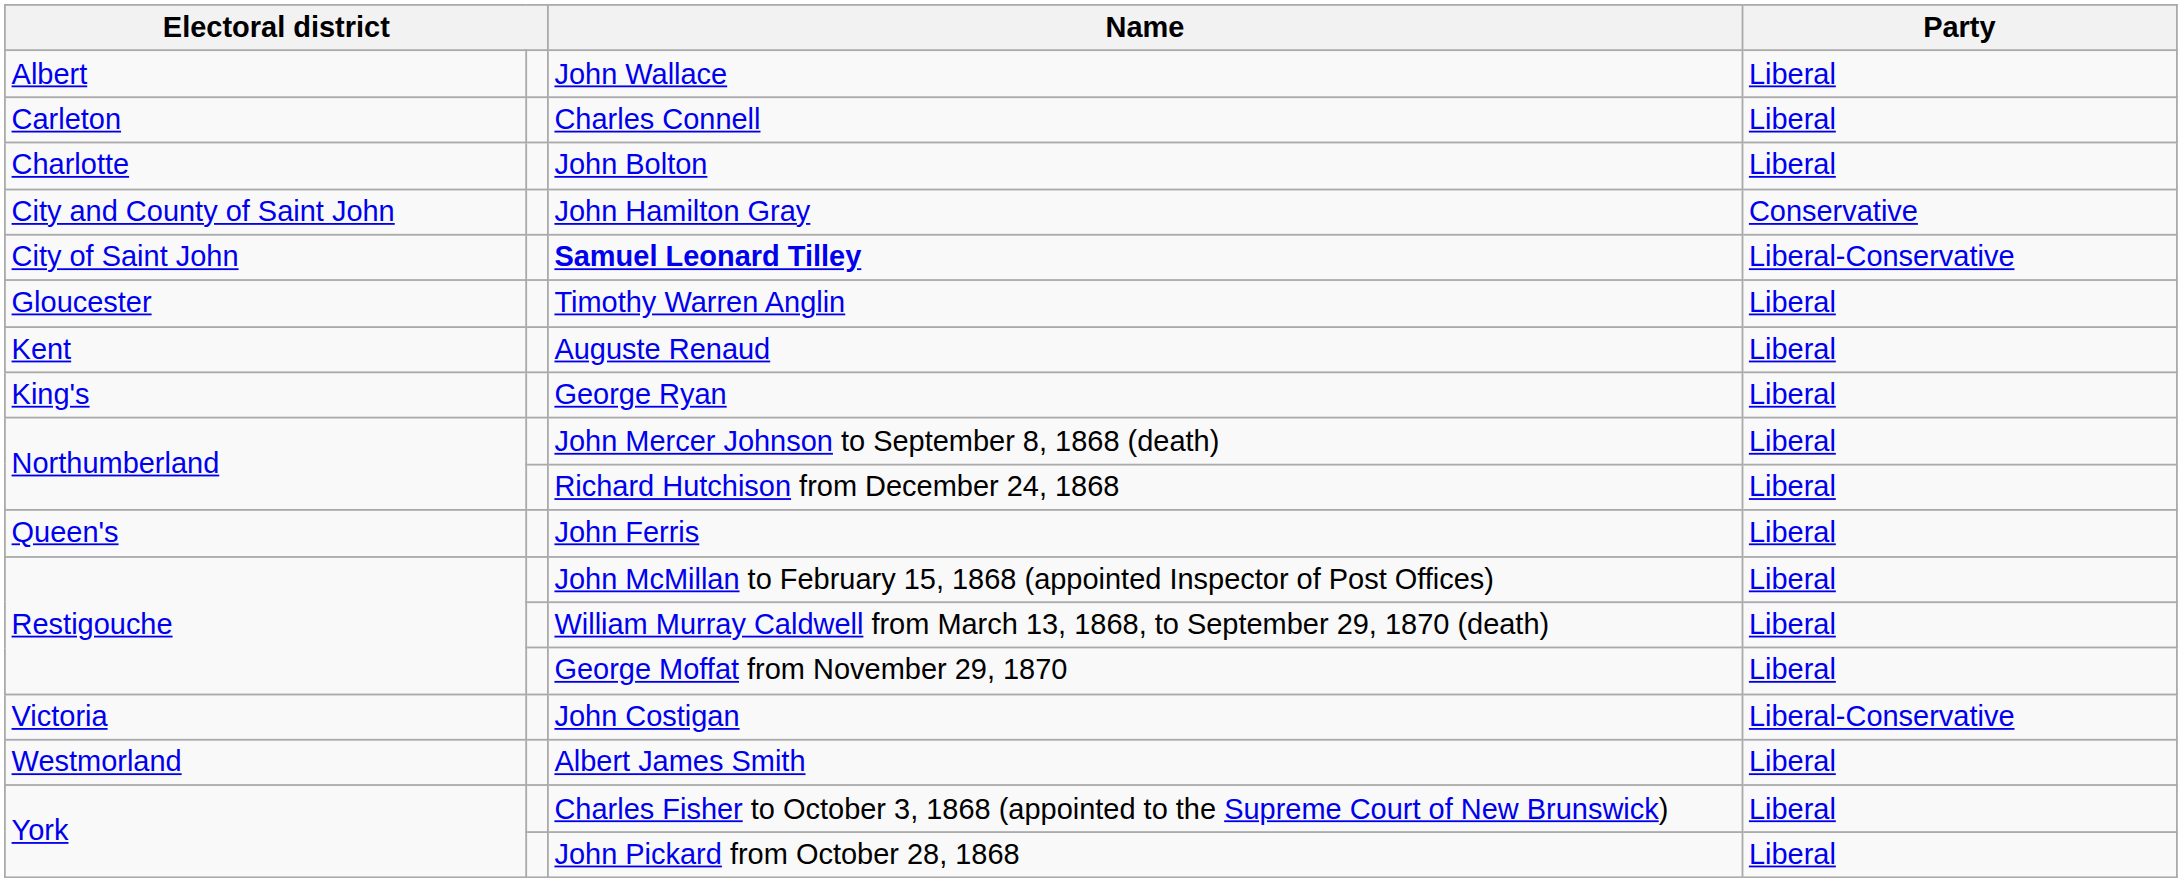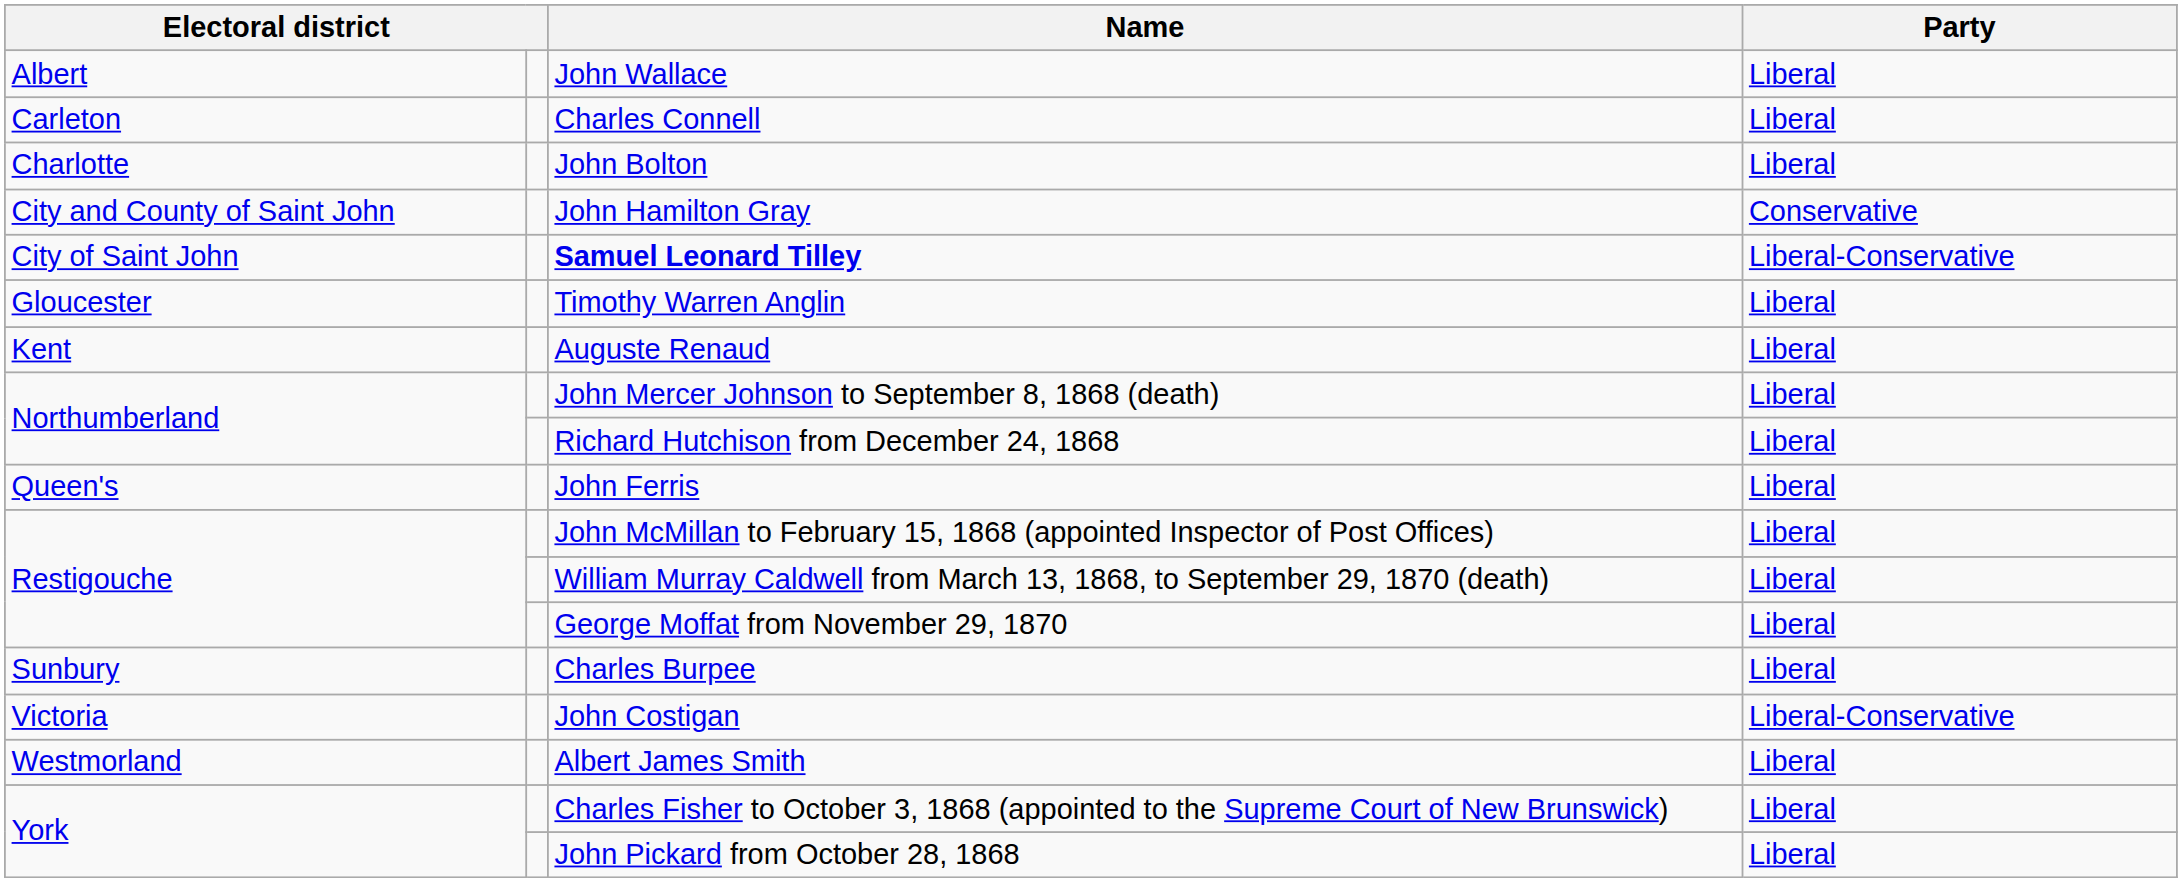- row: (641, 394)
+ row: (655, 670)
